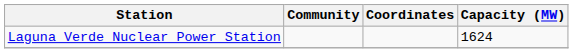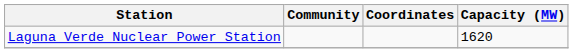(477, 37) 1624 -> (477, 37) 1620
